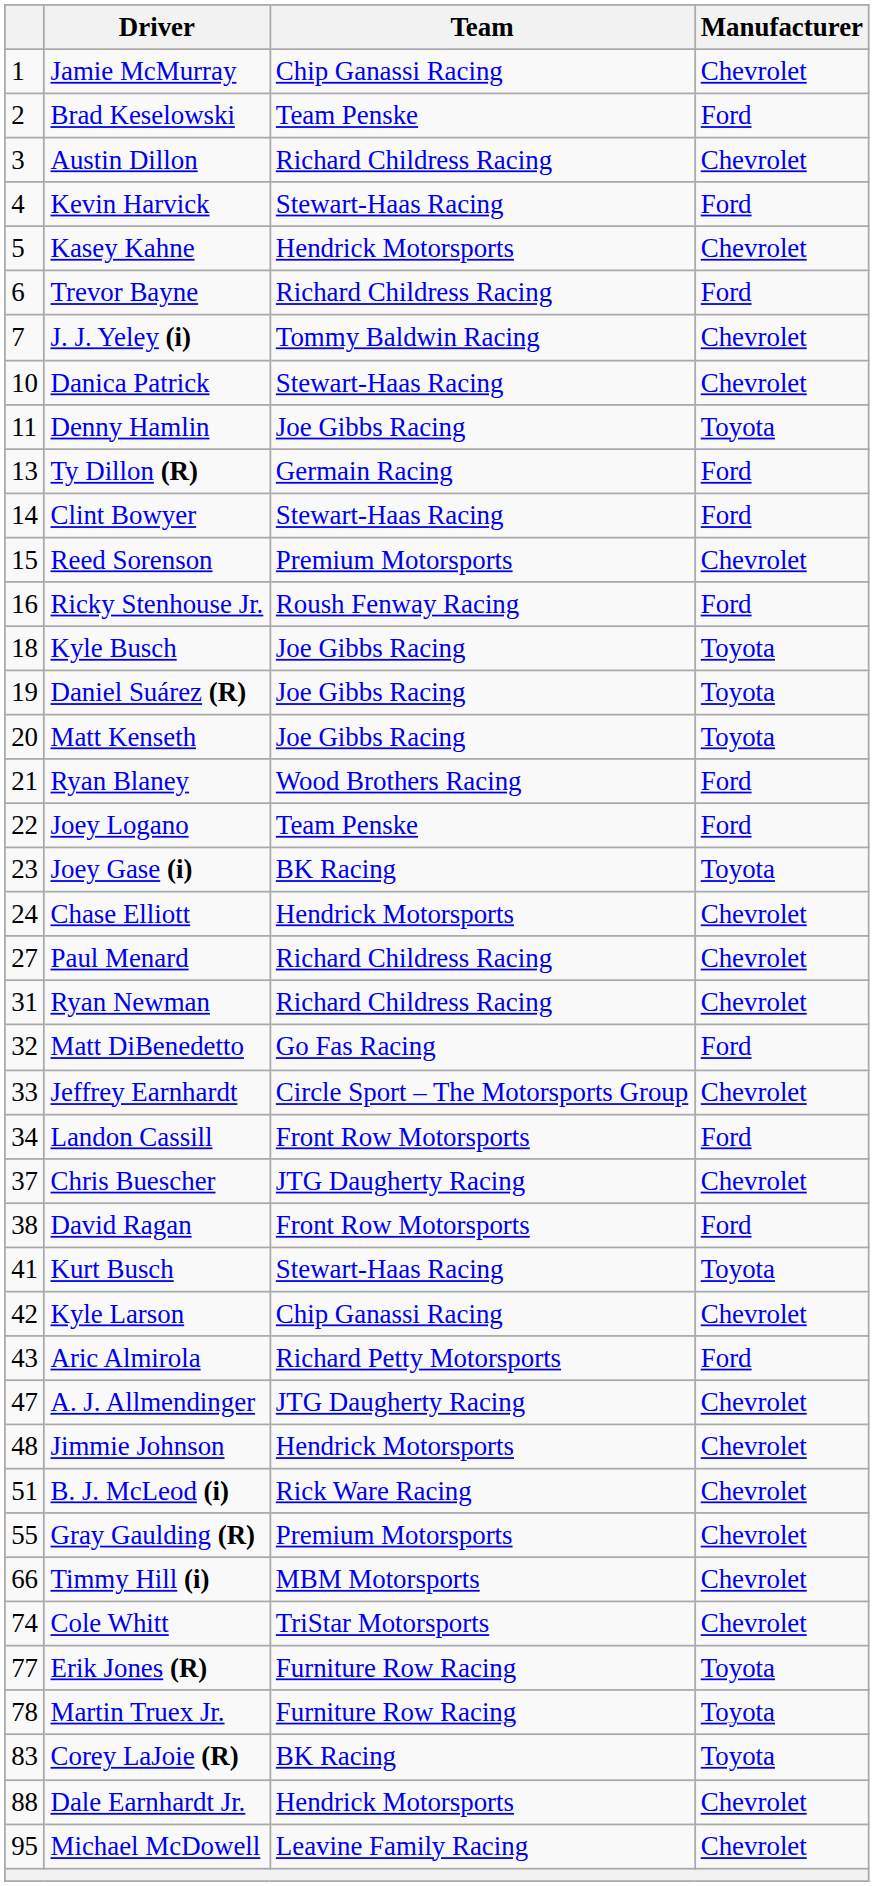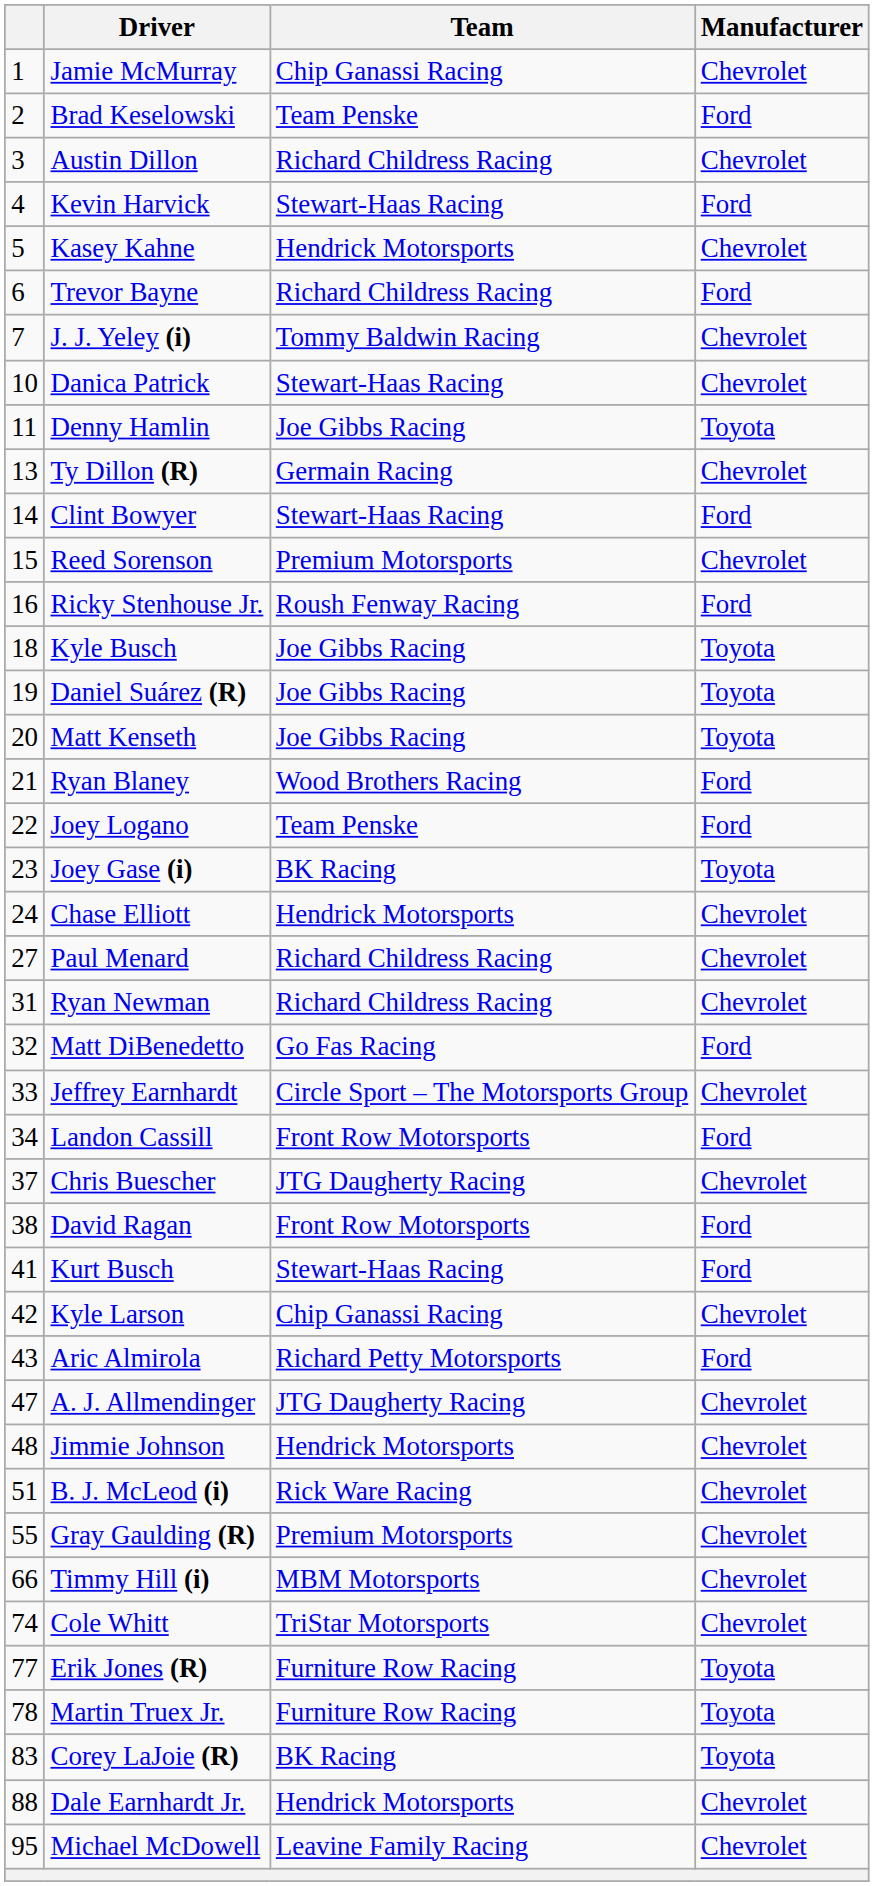(726, 470) Ford -> (754, 470) Chevrolet
(738, 1268) Toyota -> (726, 1268) Ford
